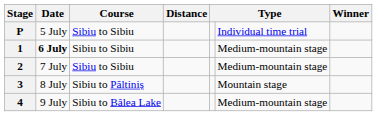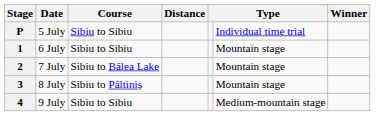(53, 48) bold -> (52, 48) normal
(272, 48) Medium-mountain stage -> (250, 48) Mountain stage
(103, 66) Sibiu to Sibiu -> (115, 66) Sibiu to Bâlea Lake
(272, 66) Medium-mountain stage -> (250, 66) Mountain stage
(117, 102) Sibiu to Bâlea Lake -> (101, 102) Sibiu to Sibiu
